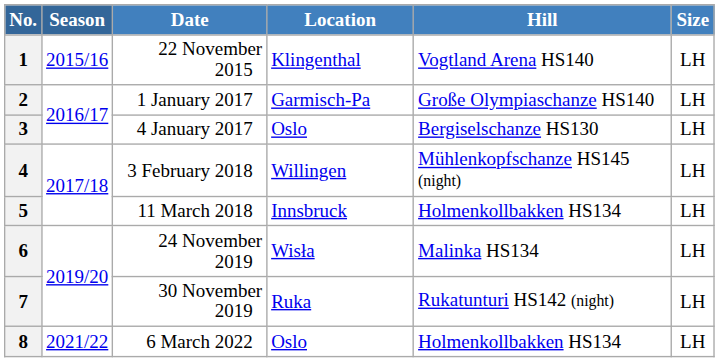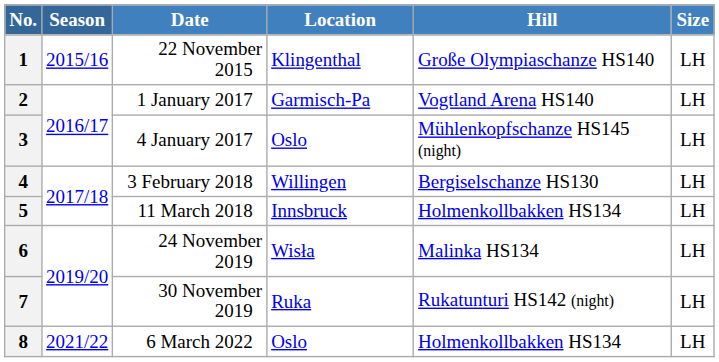(506, 59) Vogtland Arena HS140 -> (536, 59) Große Olympiaschanze HS140
(536, 99) Große Olympiaschanze HS140 -> (506, 99) Vogtland Arena HS140
(508, 129) Bergiselschanze HS130 -> (524, 139) Mühlenkopfschanze HS145 (night)
(524, 168) Mühlenkopfschanze HS145 (night) -> (508, 181) Bergiselschanze HS130
